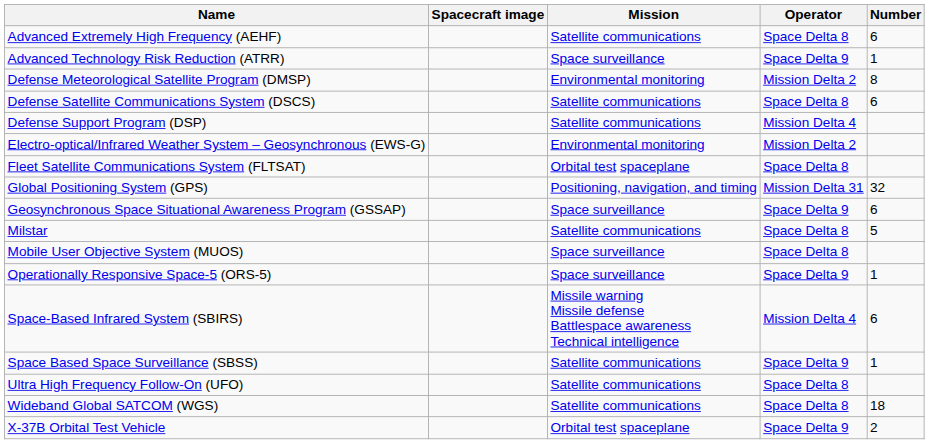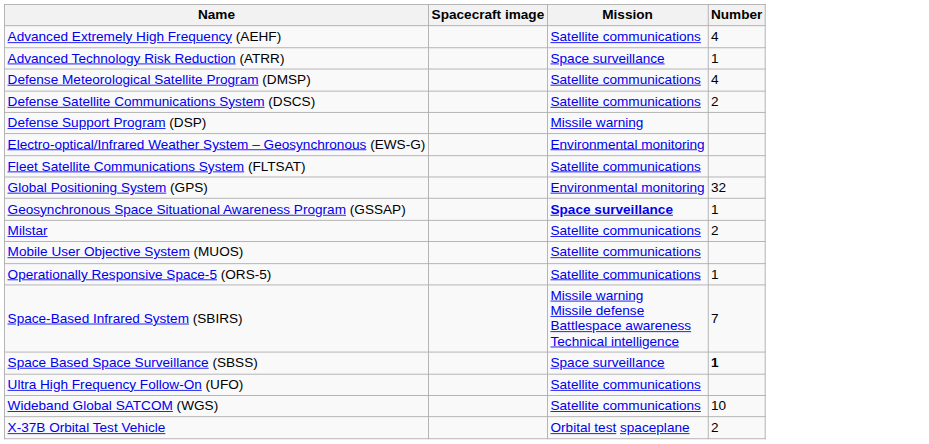- column: (813, 15)
(874, 36) 6 -> (715, 36) 4
(628, 79) Environmental monitoring -> (626, 79) Satellite communications
(874, 79) 8 -> (715, 79) 4
(874, 101) 6 -> (715, 101) 2
(626, 123) Satellite communications -> (597, 123) Missile warning
(620, 166) Orbital test spaceplane -> (626, 166) Satellite communications
(654, 187) Positioning, navigation, and timing -> (628, 187) Environmental monitoring
(608, 209) normal -> (612, 209) bold
(874, 209) 6 -> (715, 209) 1
(874, 230) 5 -> (715, 230) 2
(608, 252) Space surveillance -> (626, 252) Satellite communications
(608, 274) Space surveillance -> (626, 274) Satellite communications
(874, 318) 6 -> (715, 318) 7
(626, 363) Satellite communications -> (608, 363) Space surveillance
(874, 363) normal -> (715, 363) bold
(878, 406) 18 -> (719, 406) 10
